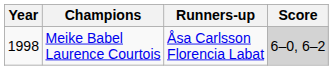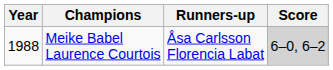(23, 45) 1998 -> (23, 45) 1988
